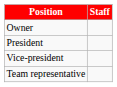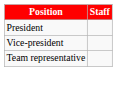- row: (20, 27)
